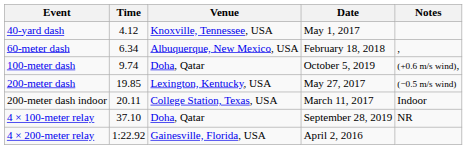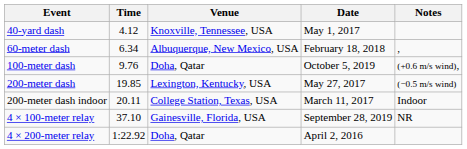(129, 65) 9.74 -> (129, 65) 9.76
(177, 118) Doha, Qatar -> (208, 118) Gainesville, Florida, USA
(208, 135) Gainesville, Florida, USA -> (177, 135) Doha, Qatar
